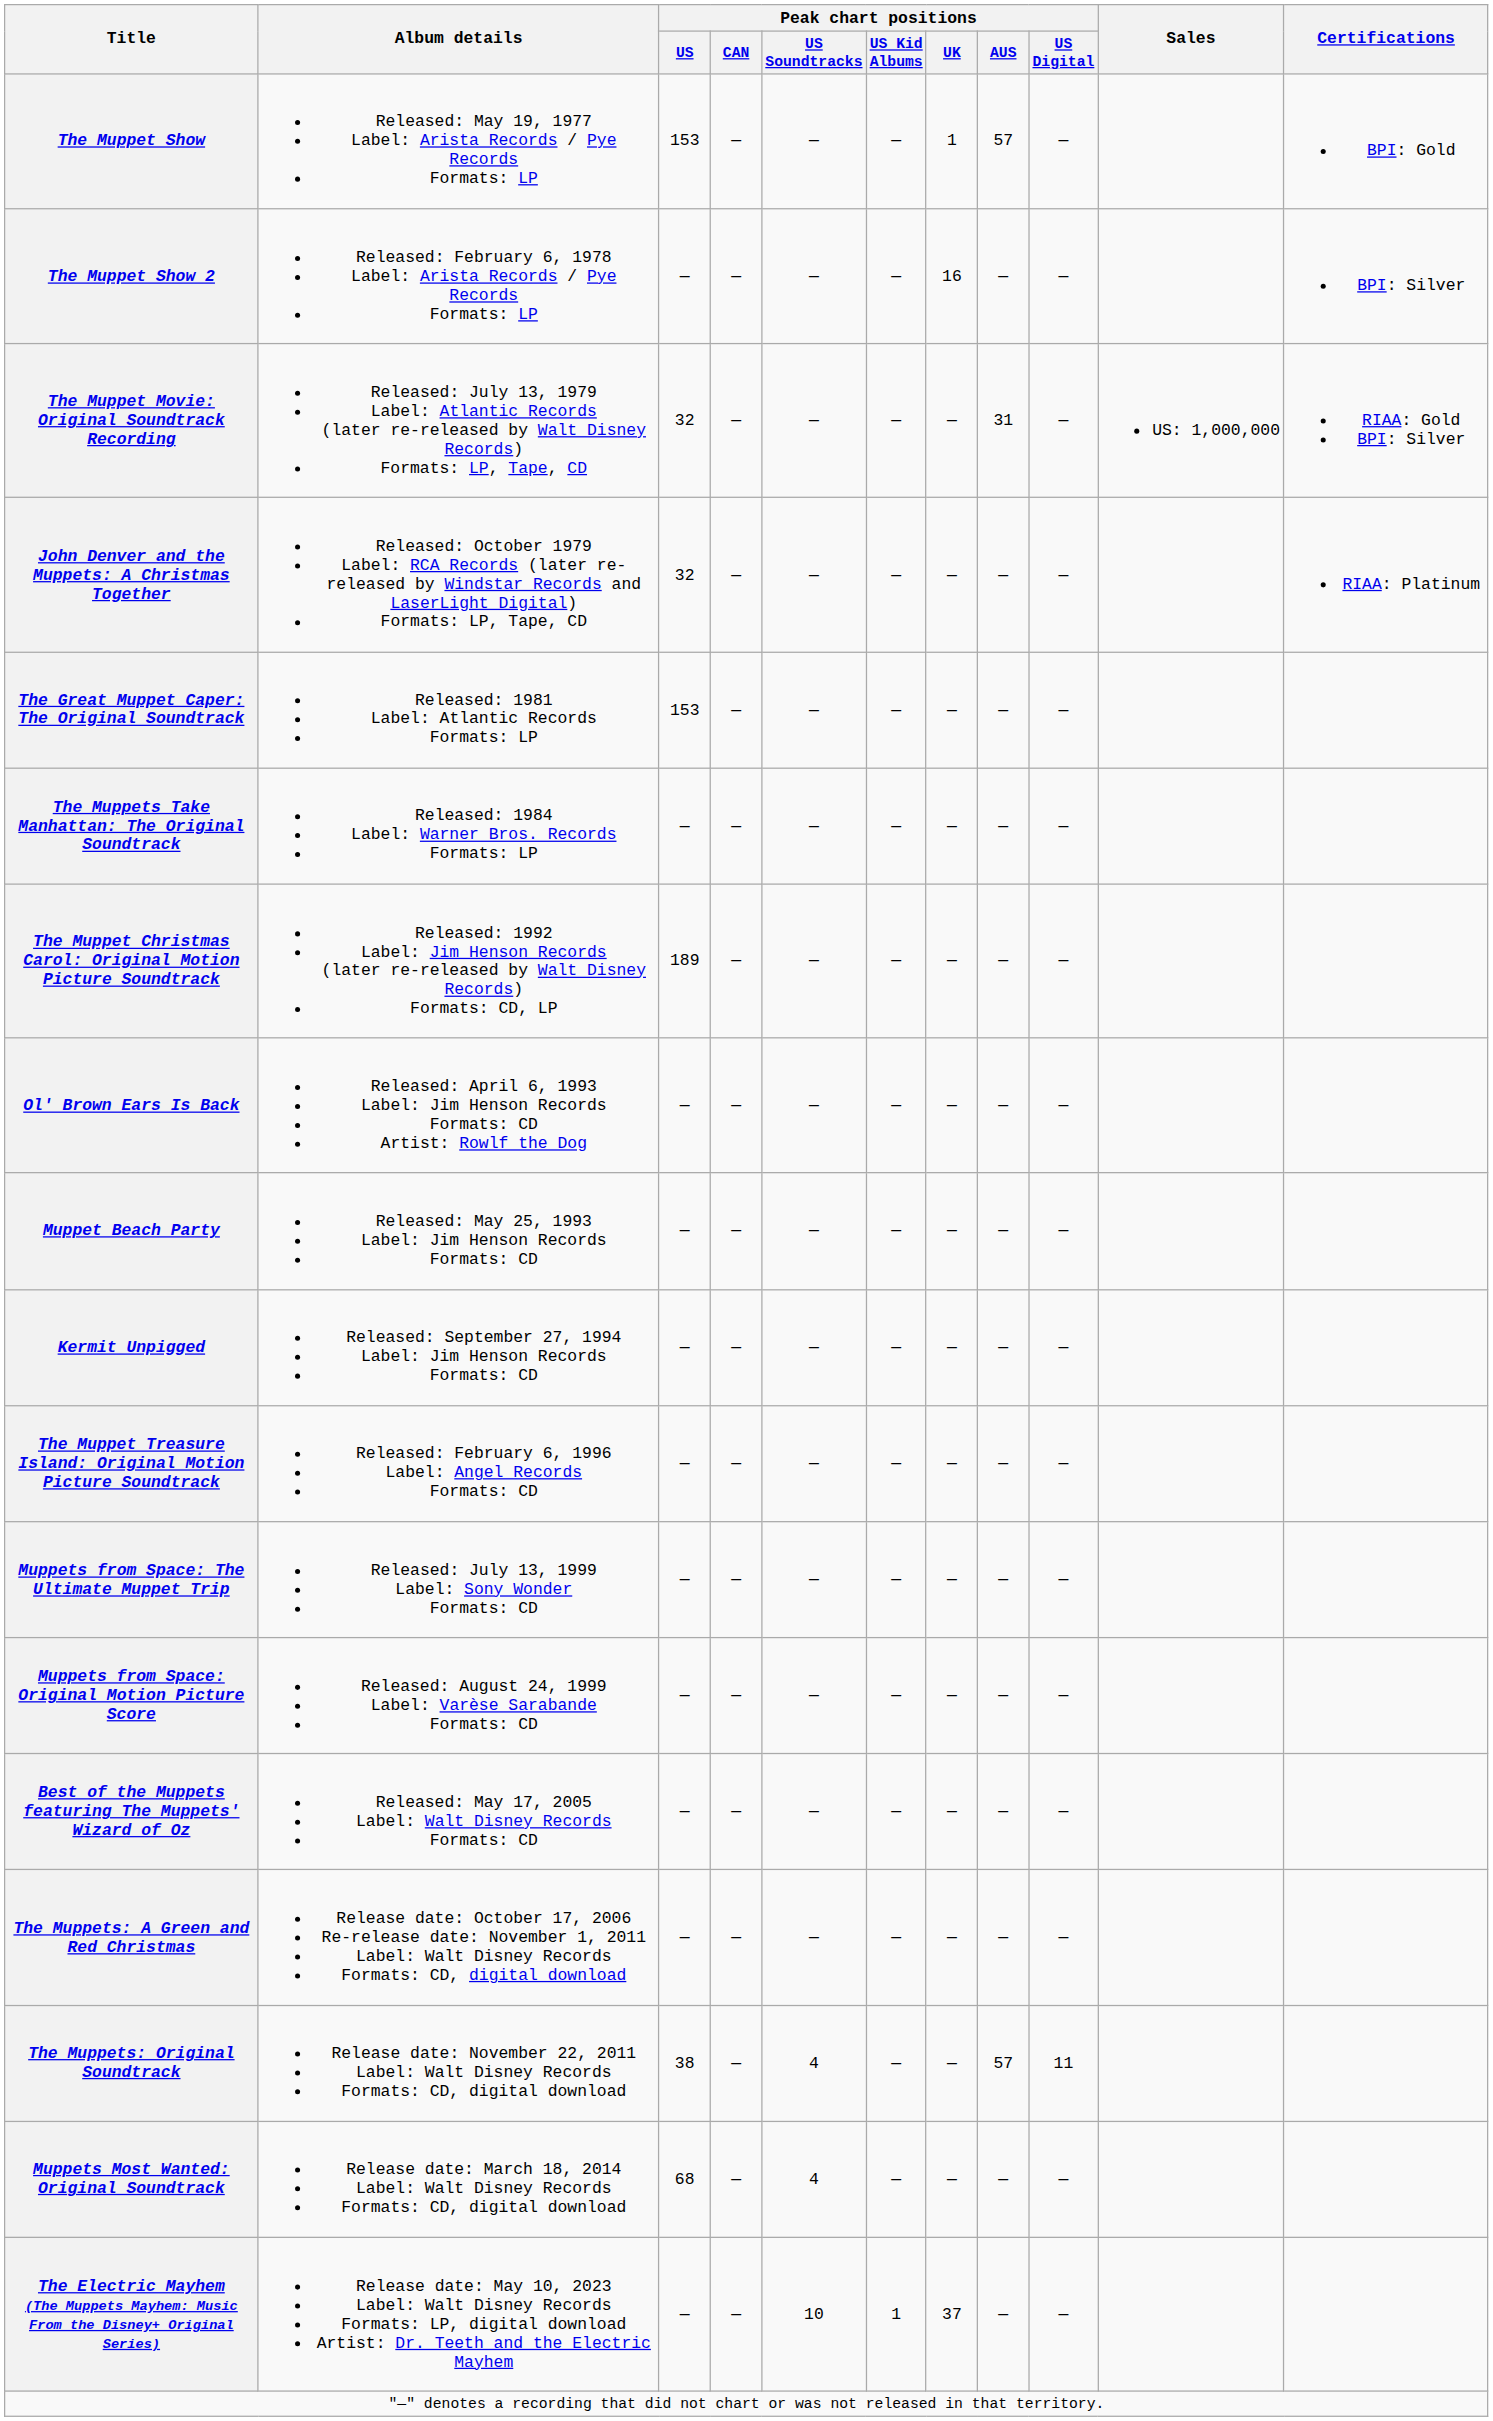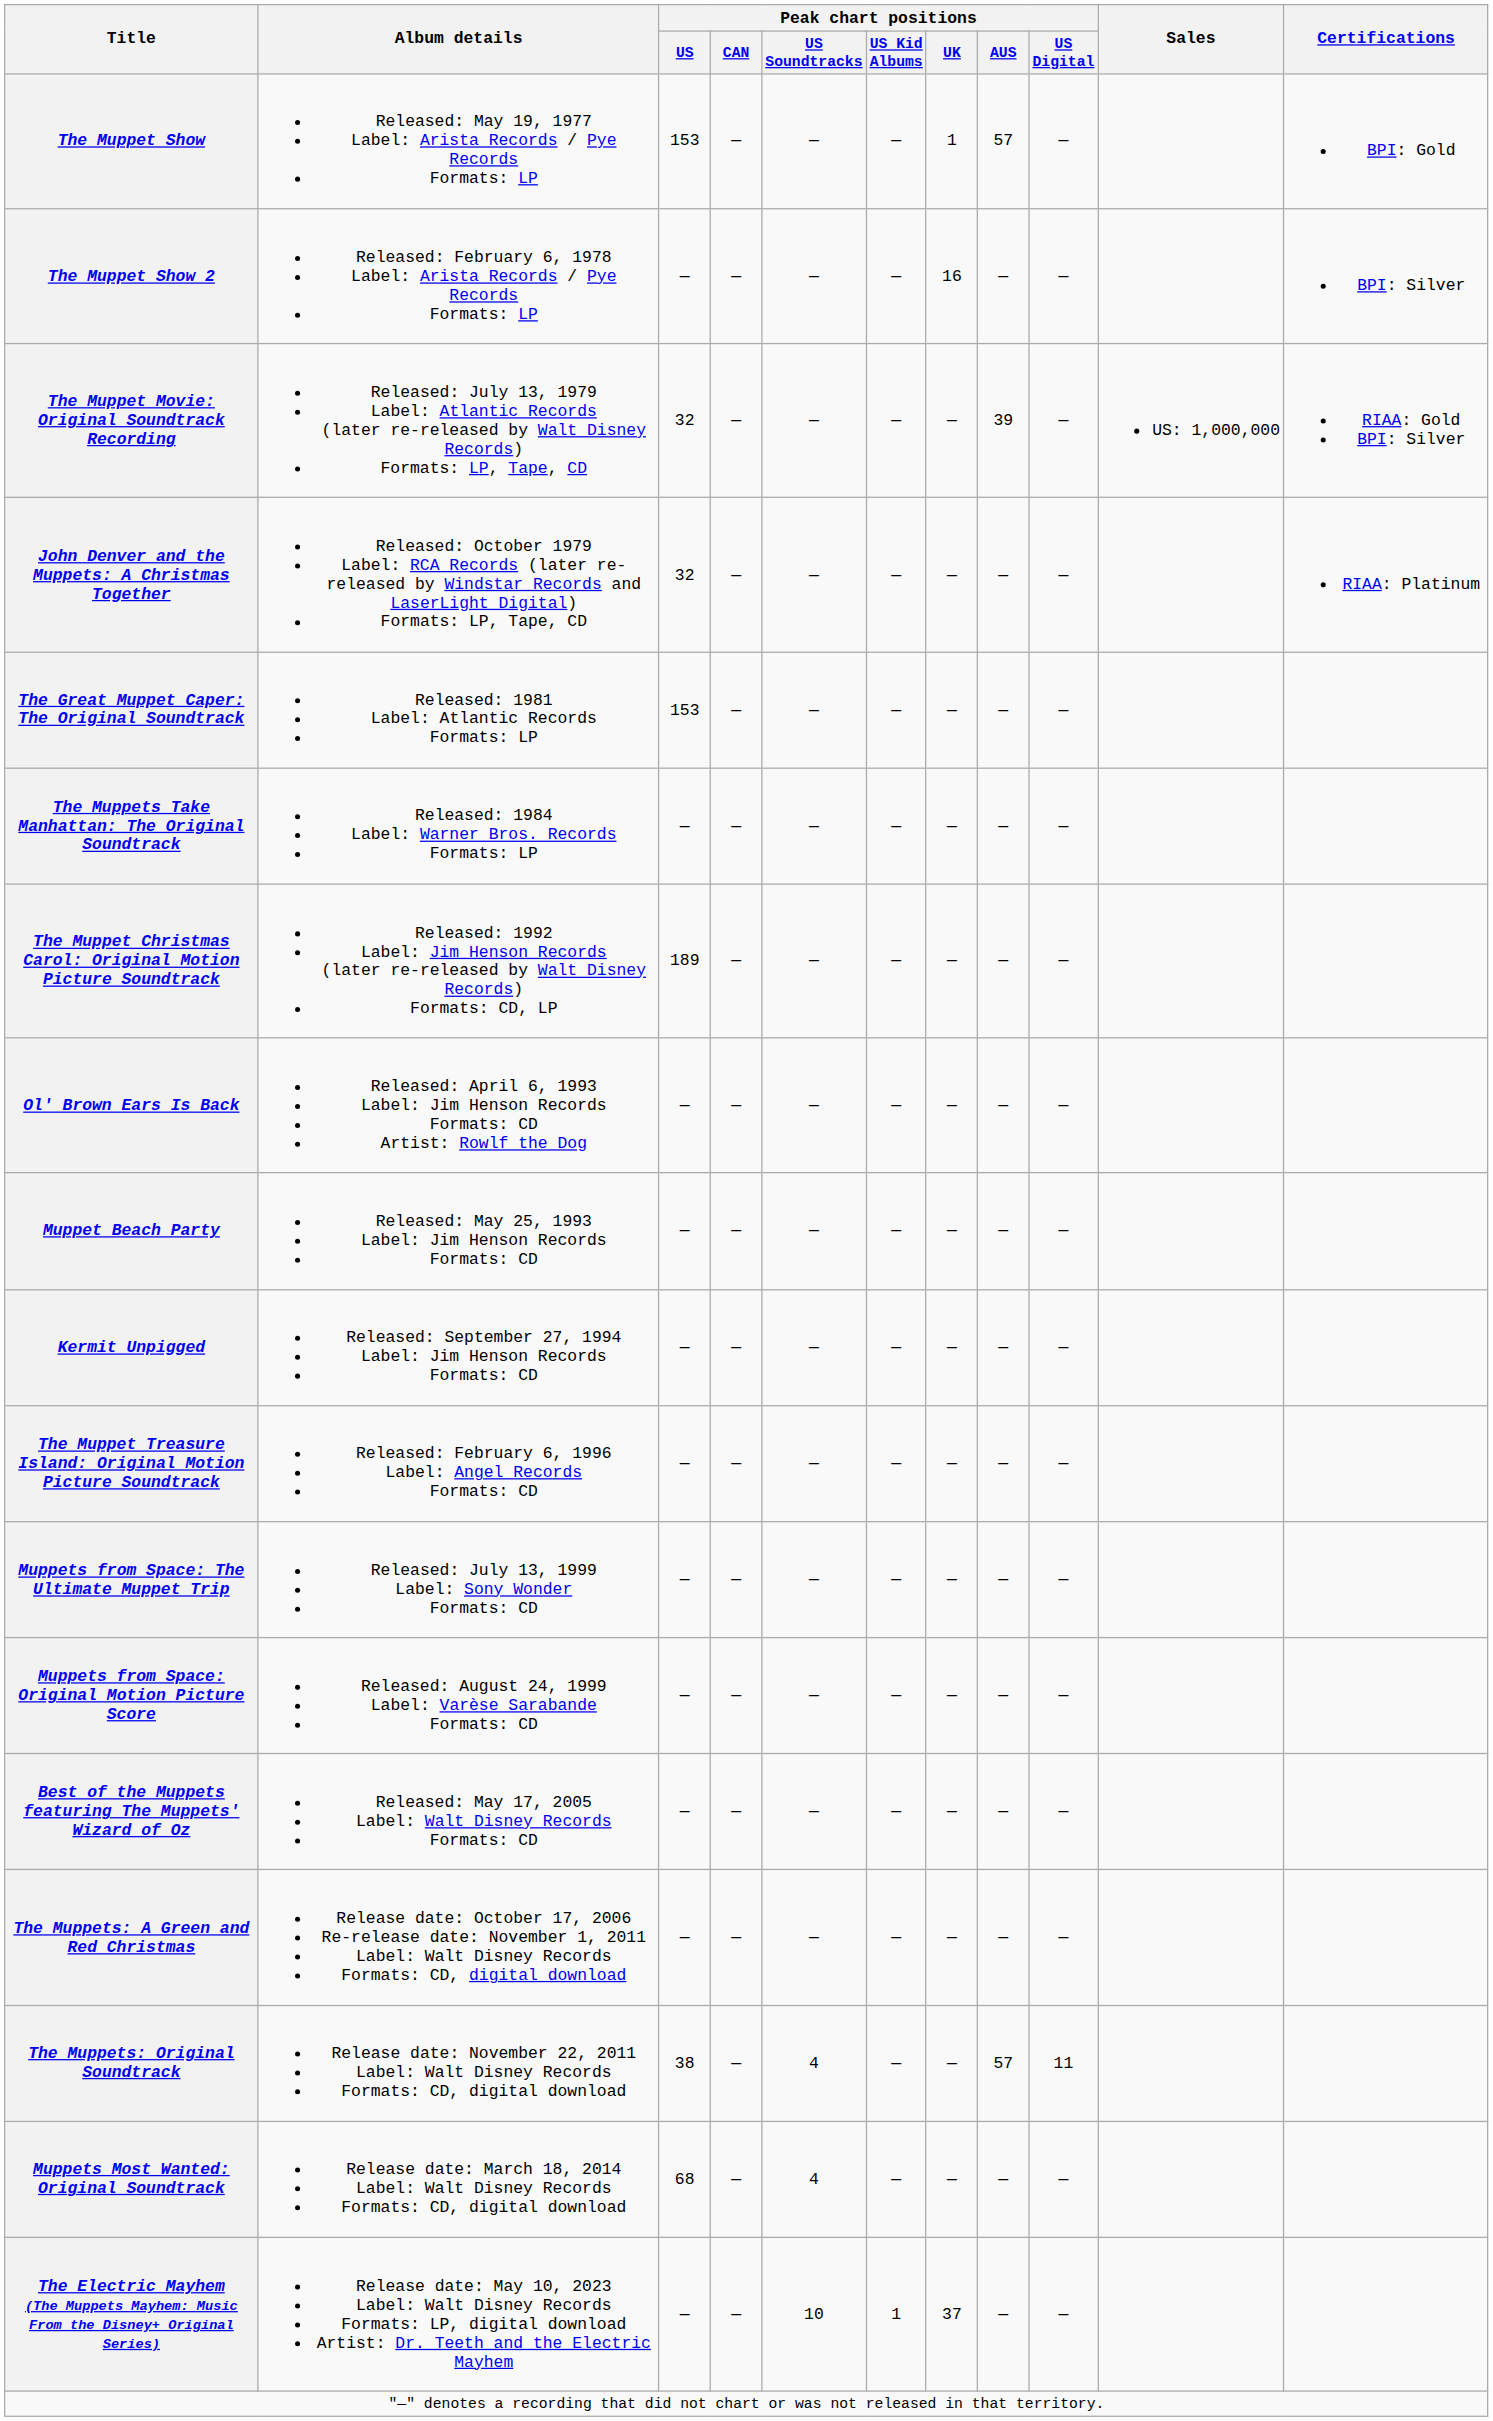(1003, 421) 31 -> (1003, 421) 39
